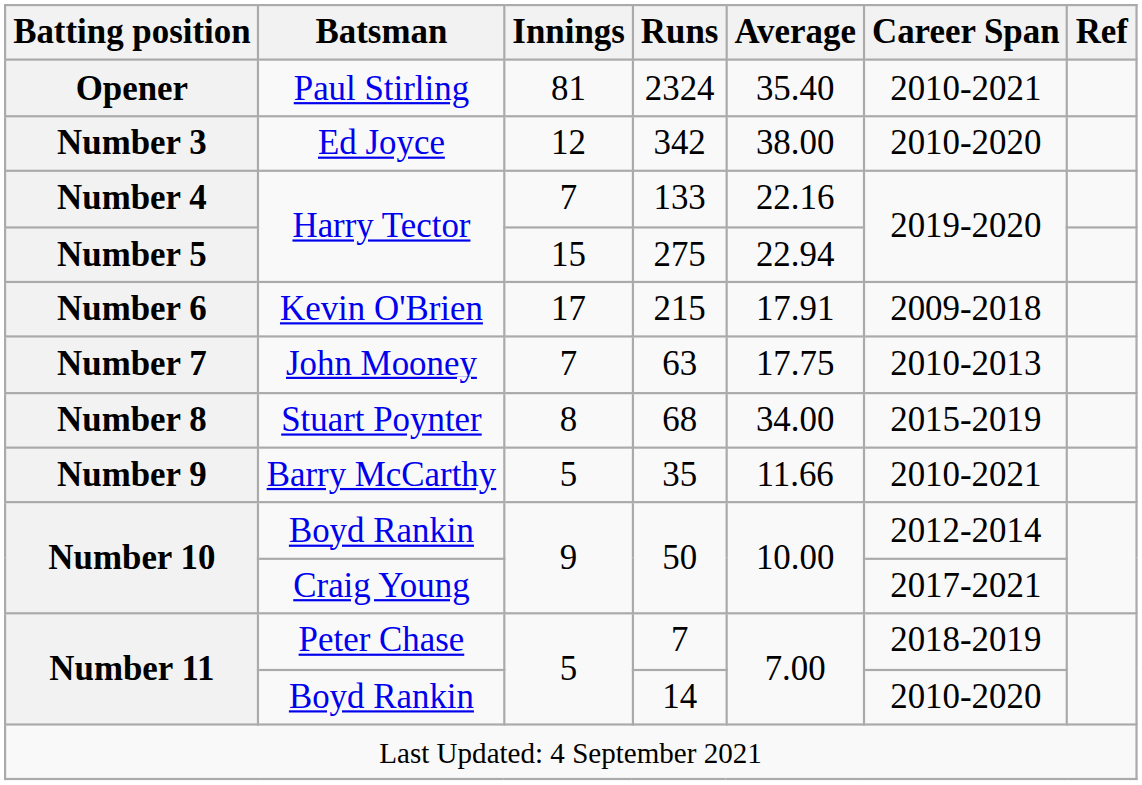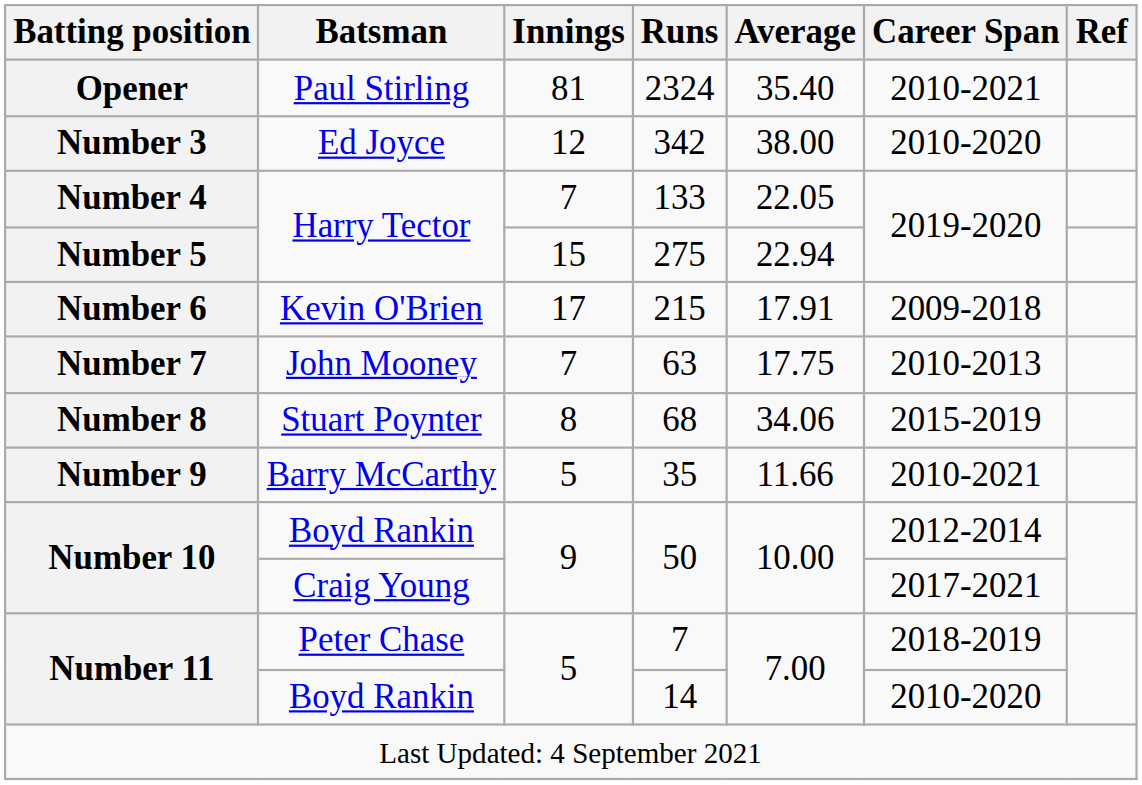(795, 198) 22.16 -> (795, 198) 22.05
(795, 419) 34.00 -> (795, 419) 34.06
